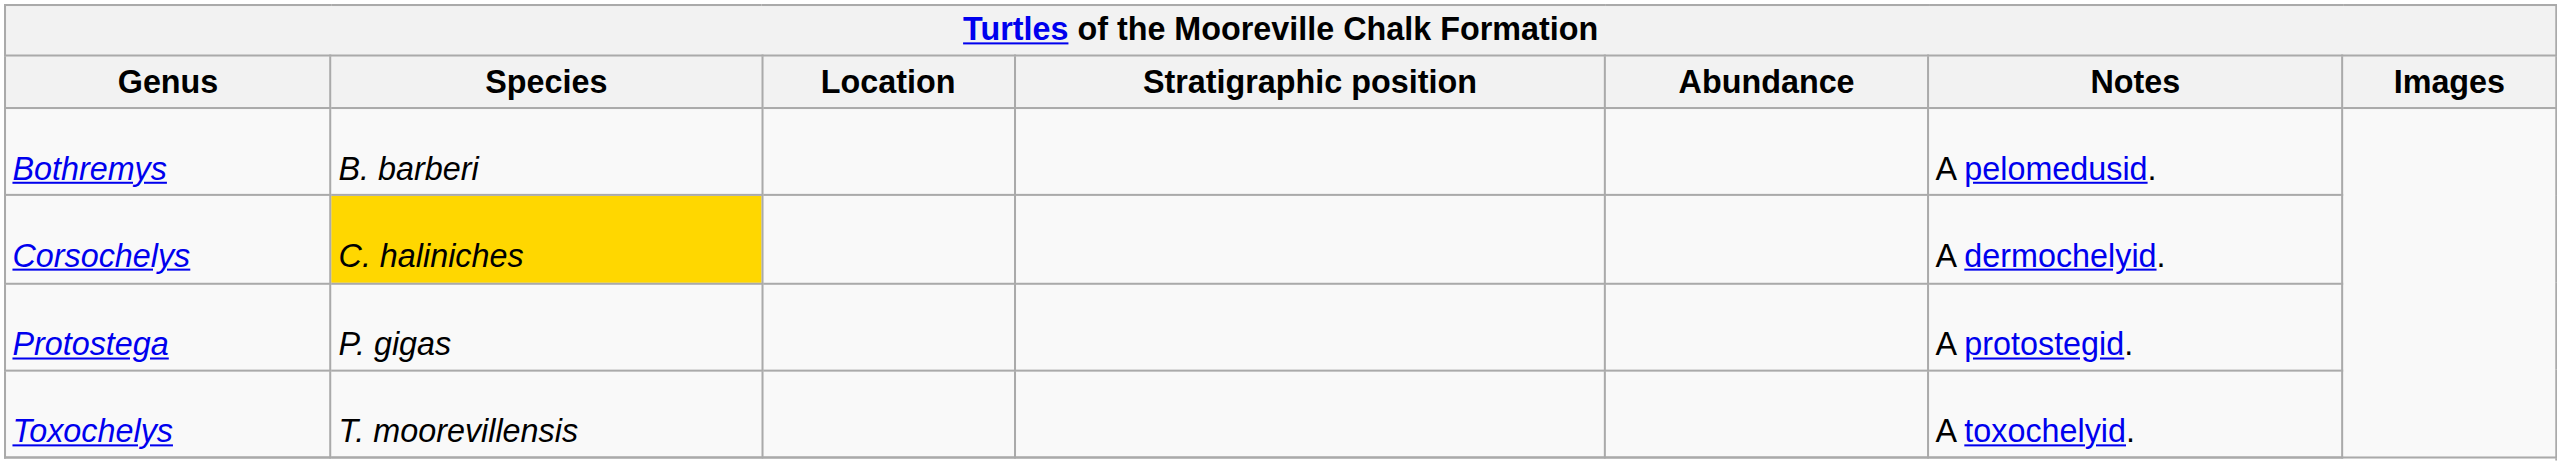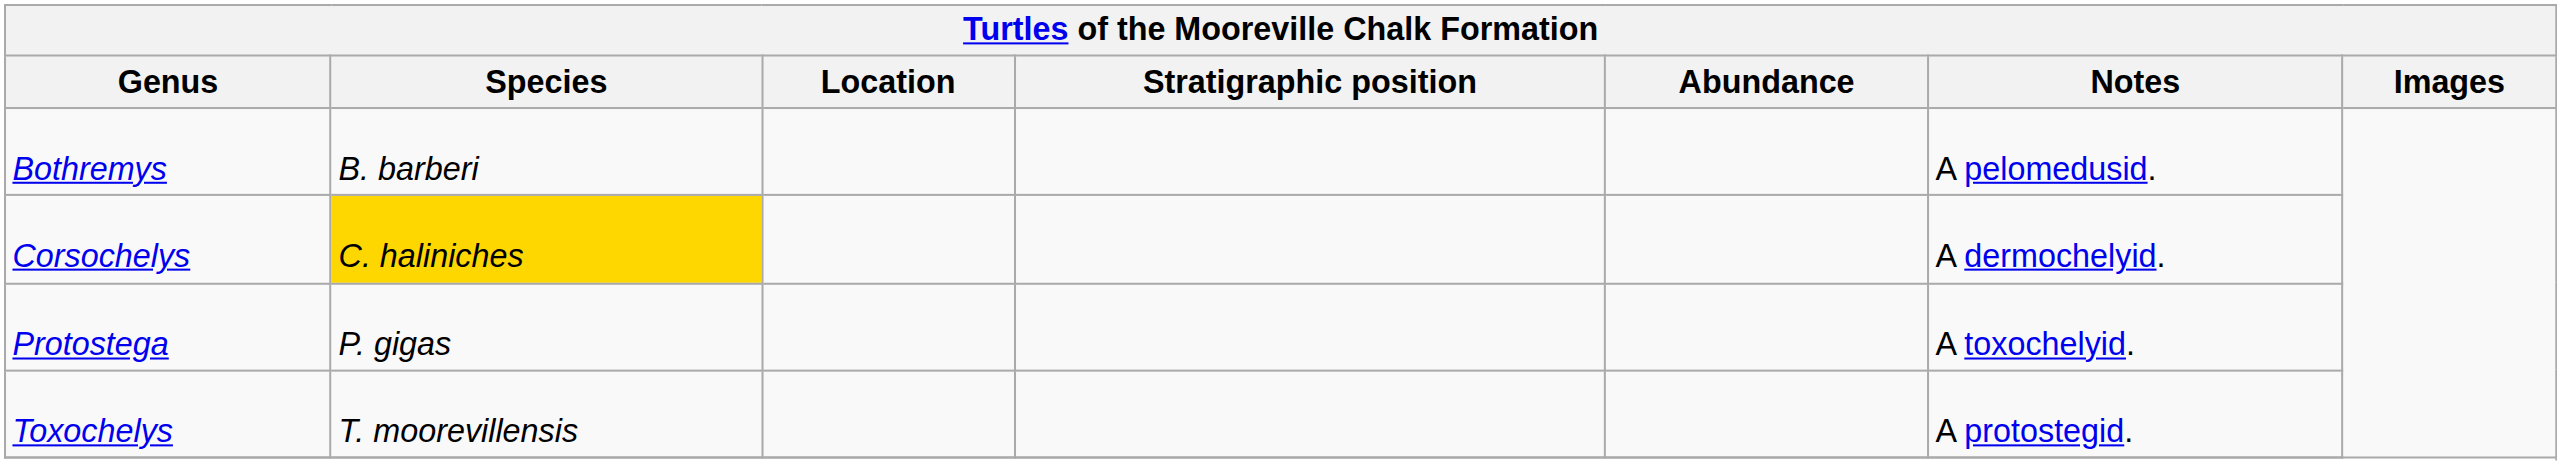(2034, 344) A protostegid. -> (2035, 344) A toxochelyid.
(2035, 431) A toxochelyid. -> (2034, 431) A protostegid.
